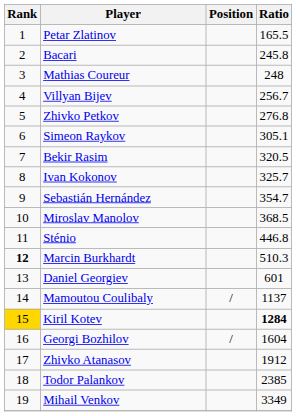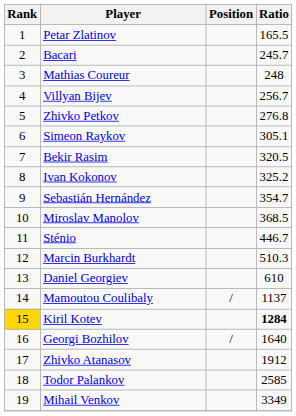(274, 55) 245.8 -> (274, 55) 245.7
(274, 177) 325.7 -> (274, 177) 325.2
(274, 237) 446.8 -> (274, 237) 446.7
(22, 258) bold -> (22, 258) normal
(274, 278) 601 -> (274, 278) 610
(274, 339) 1604 -> (274, 339) 1640
(274, 380) 2385 -> (274, 380) 2585
